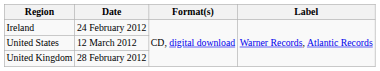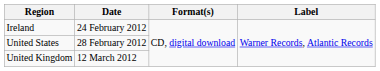(107, 43) 12 March 2012 -> (112, 43) 28 February 2012
(112, 58) 28 February 2012 -> (107, 58) 12 March 2012
